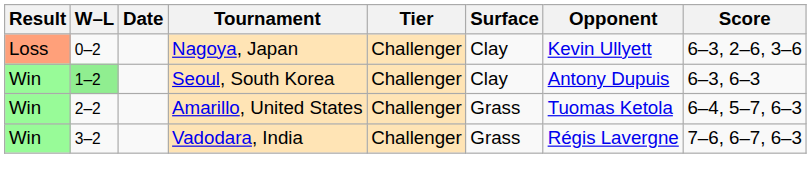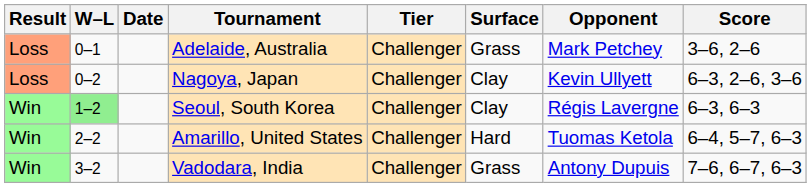+ row: (250, 49)
(609, 78) Antony Dupuis -> (613, 108) Régis Lavergne
(495, 108) Grass -> (491, 138) Hard
(613, 138) Régis Lavergne -> (609, 167) Antony Dupuis
